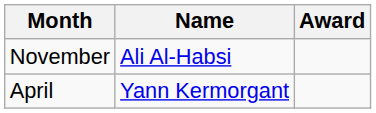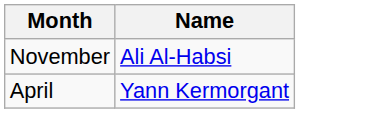- column: (332, 21)
